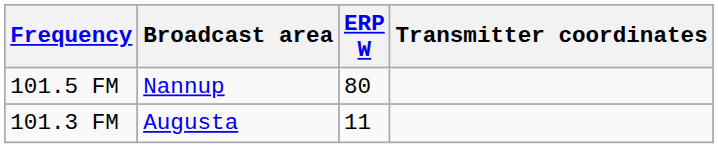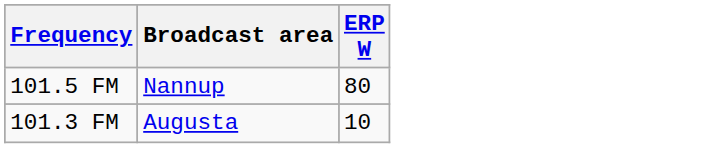- column: (552, 36)
(358, 123) 11 -> (358, 123) 10
